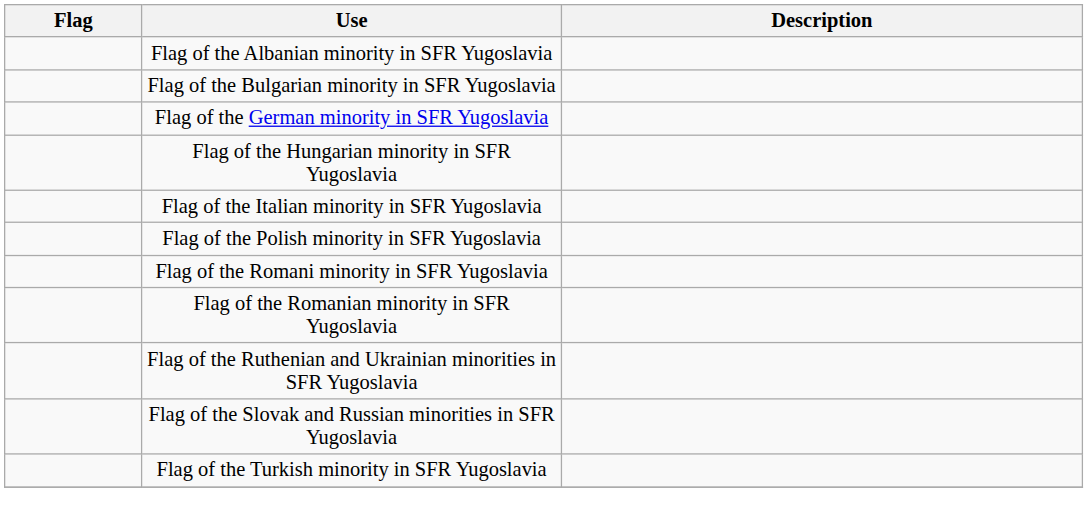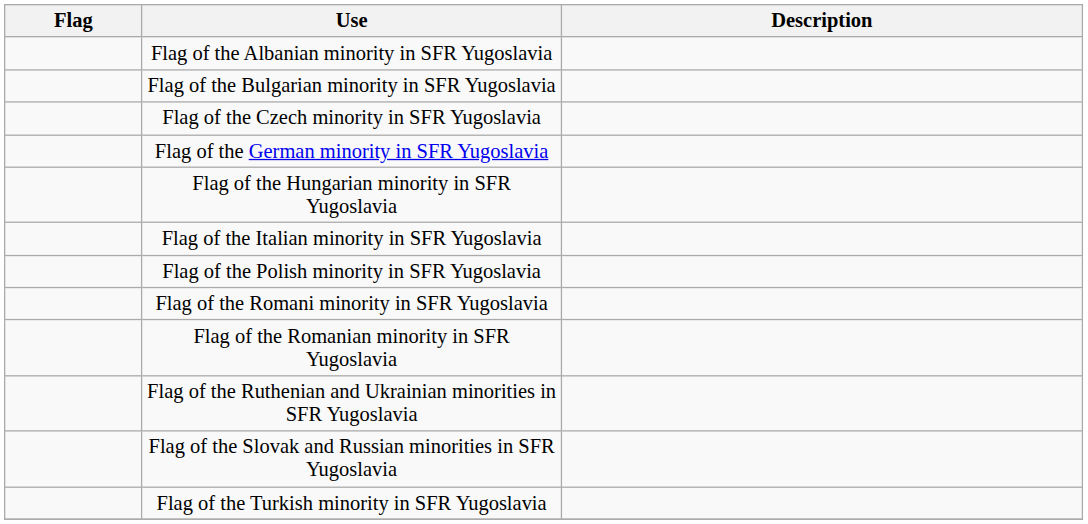+ row: (352, 118)
